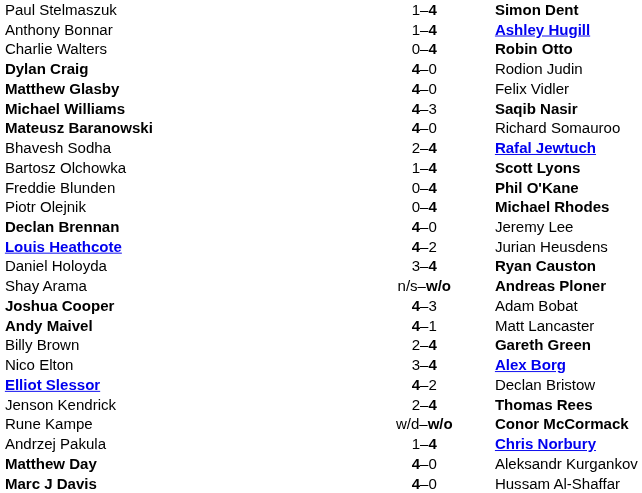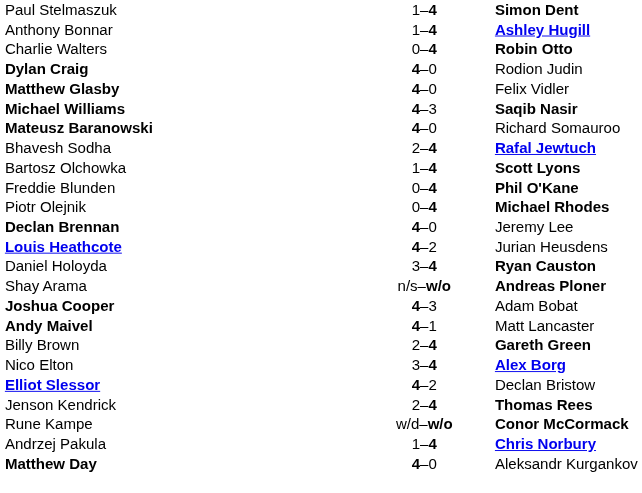- row: (51, 483)
